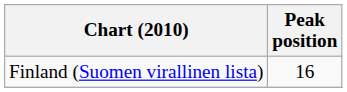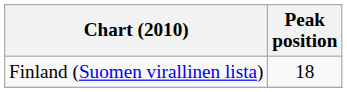(305, 71) 16 -> (305, 71) 18
